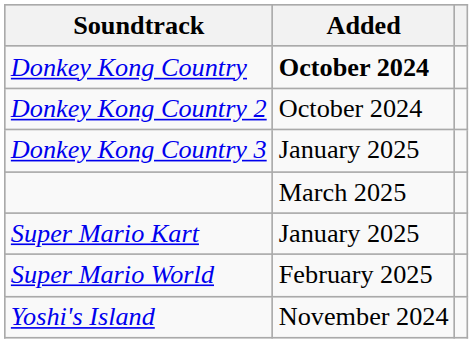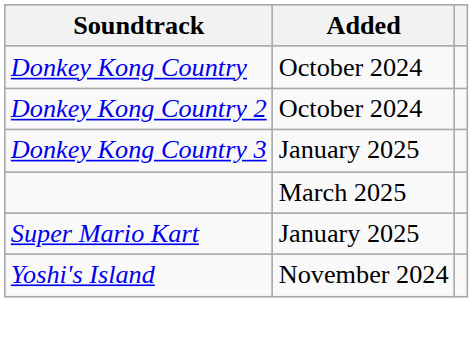(354, 66) bold -> (351, 66) normal
- row: (112, 274)
